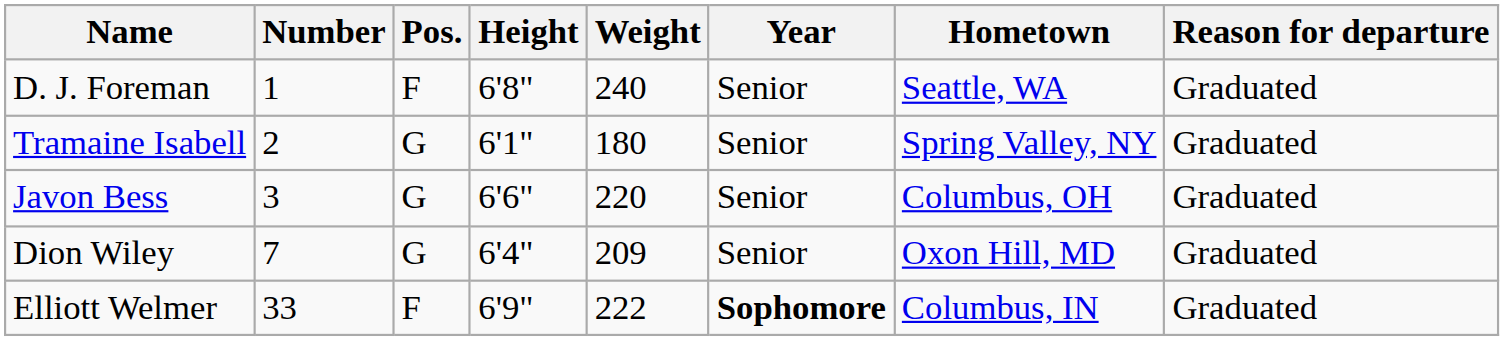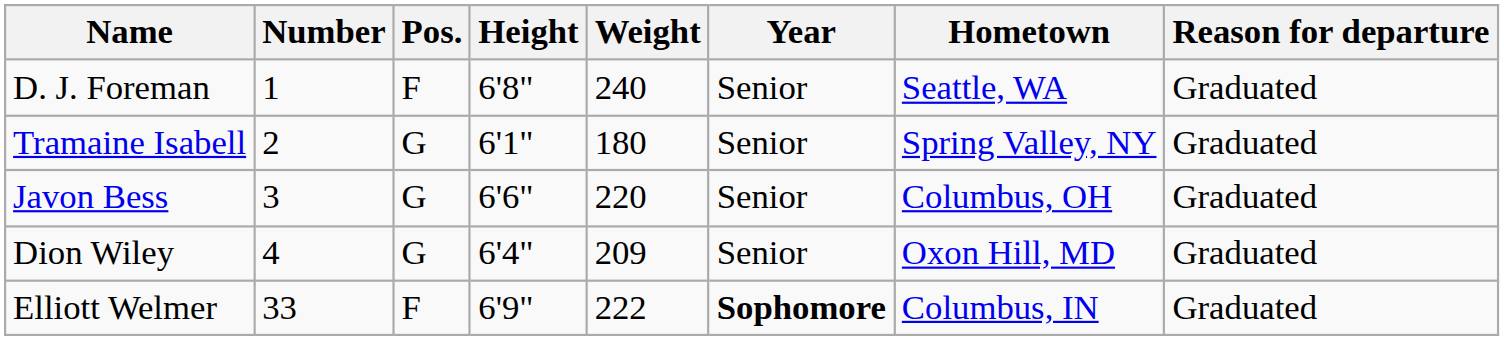(271, 252) 7 -> (271, 252) 4
